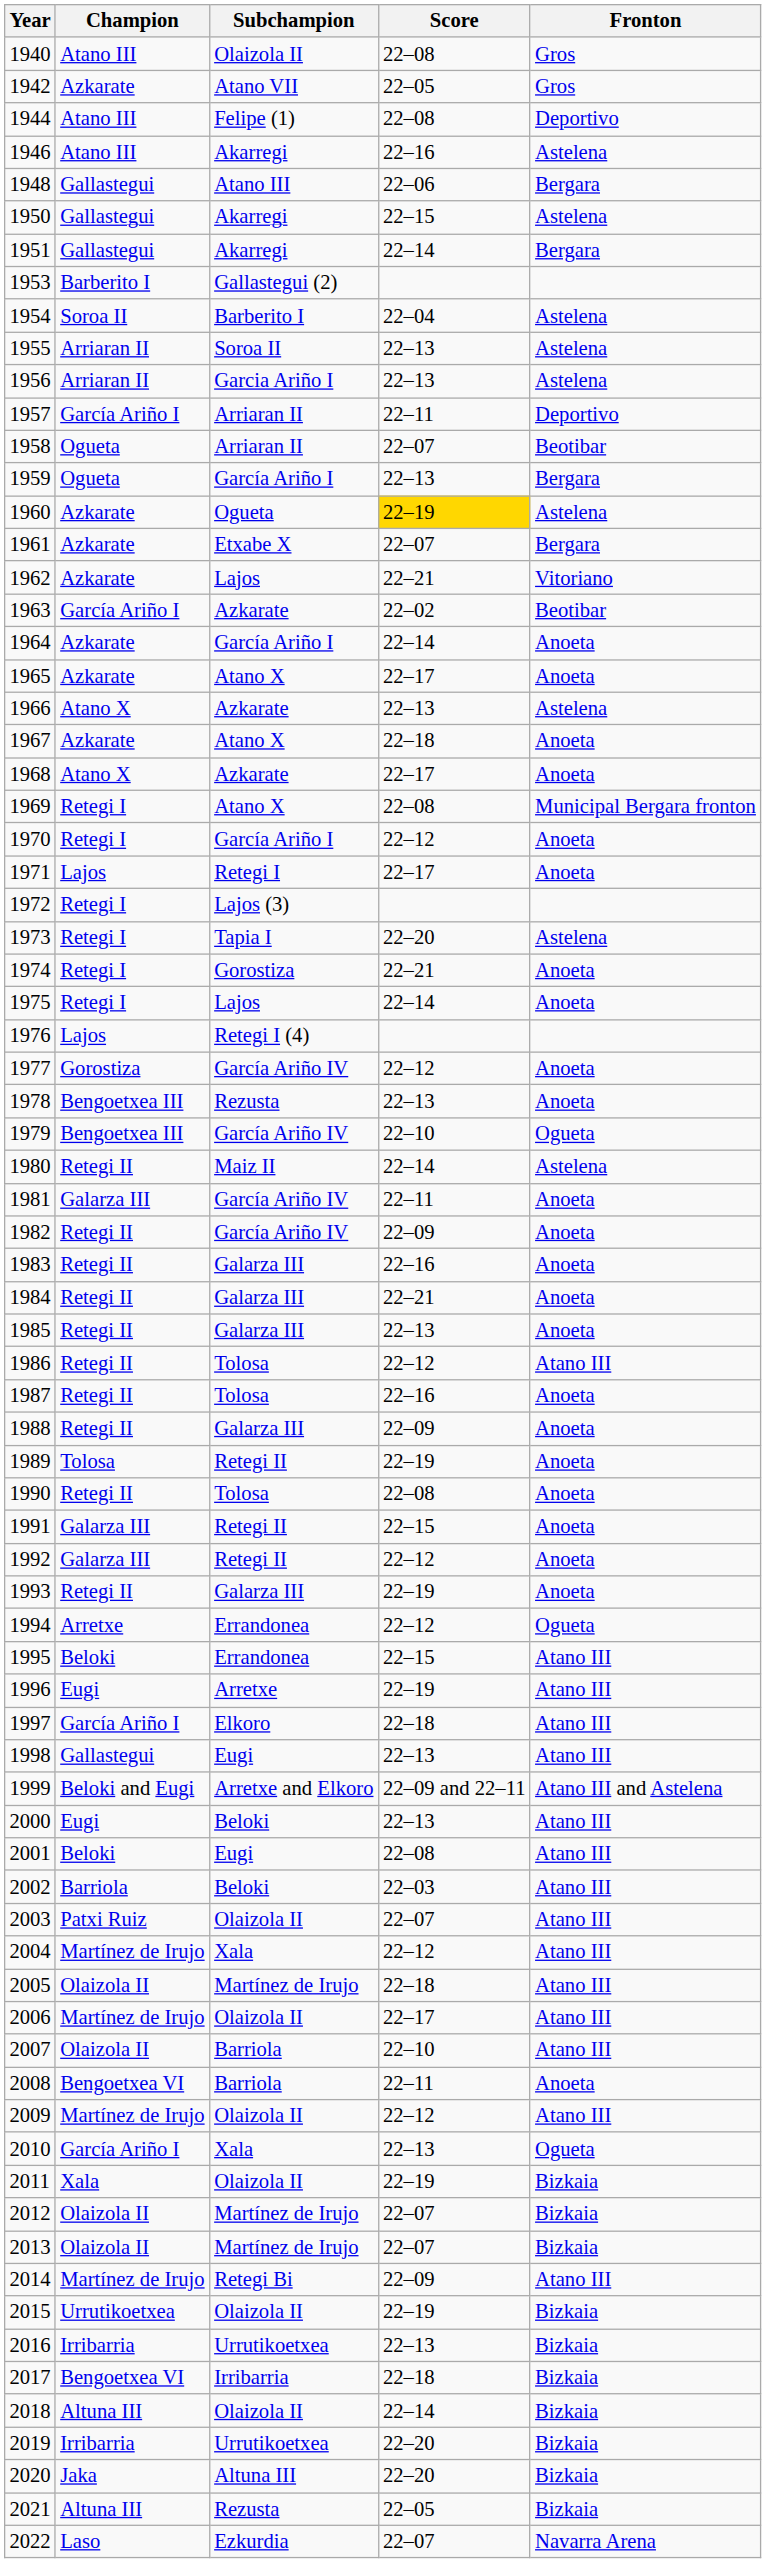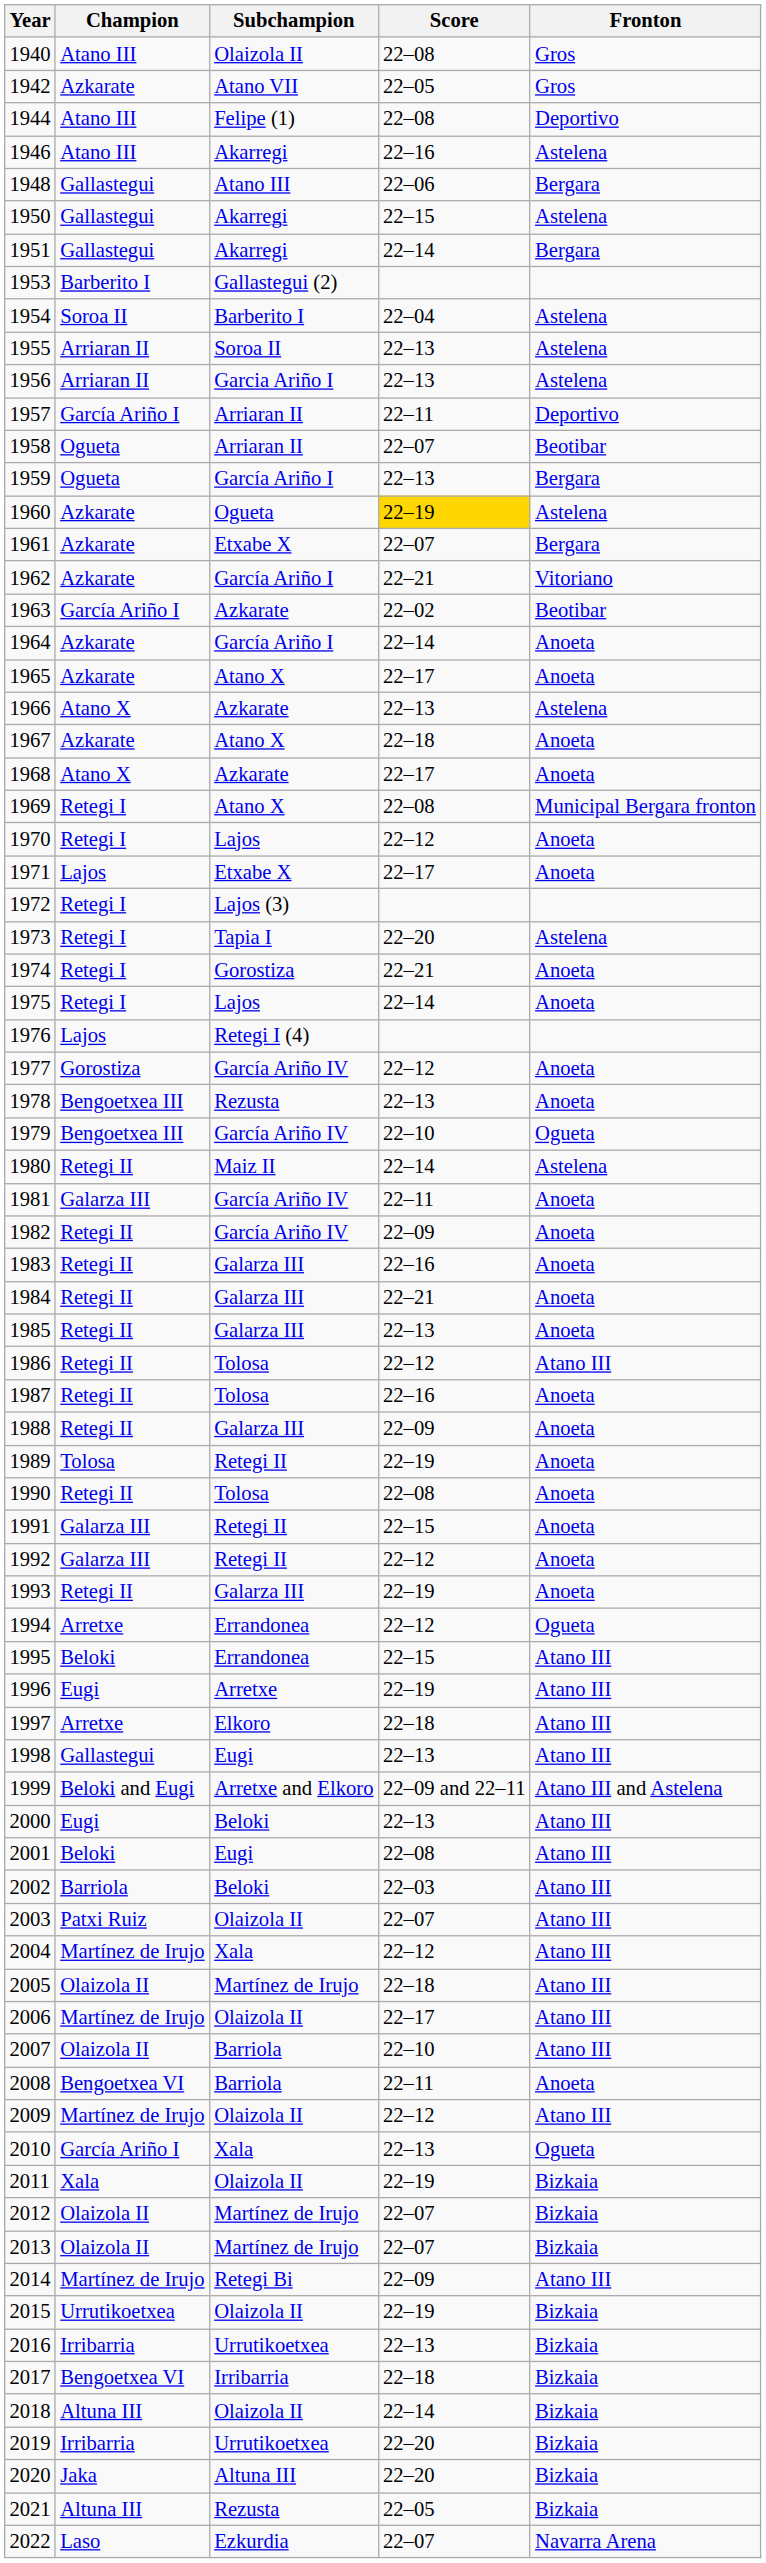(237, 577) Lajos -> (274, 577) García Ariño I
(274, 839) García Ariño I -> (237, 839) Lajos
(247, 871) Retegi I -> (253, 871) Etxabe X
(120, 1723) García Ariño I -> (92, 1723) Arretxe
